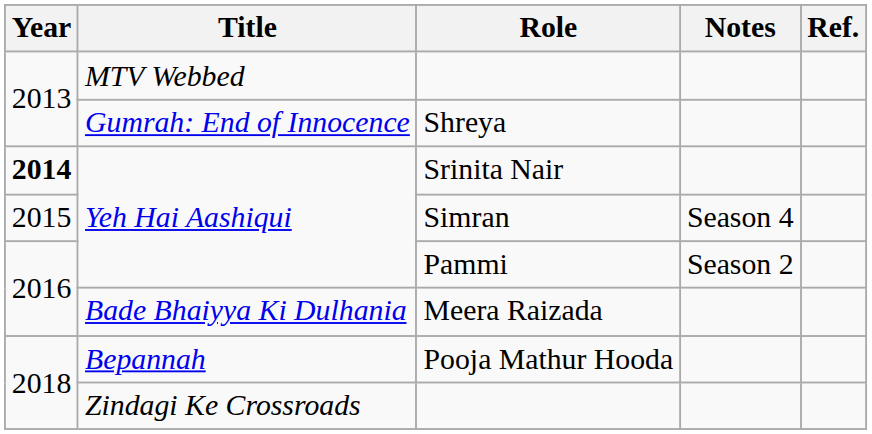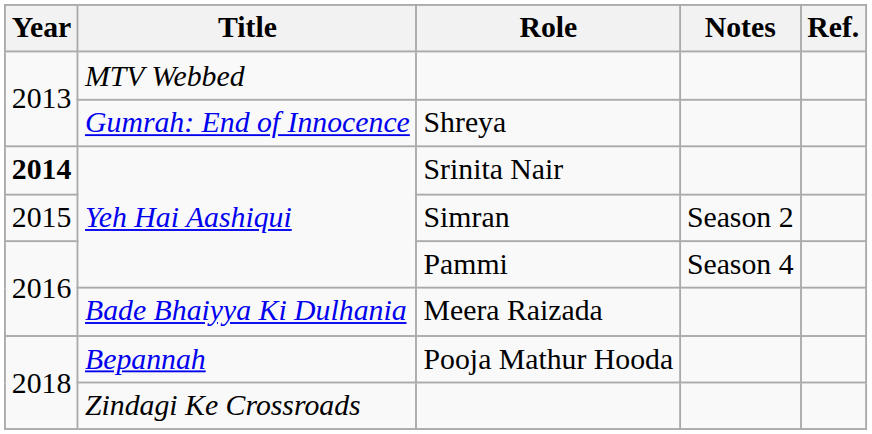(740, 216) Season 4 -> (740, 216) Season 2
(740, 264) Season 2 -> (740, 264) Season 4
